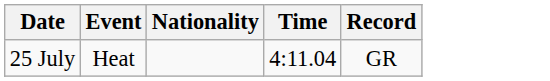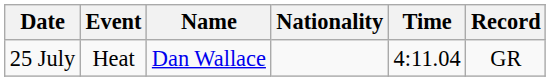+ column: (209, 22)
